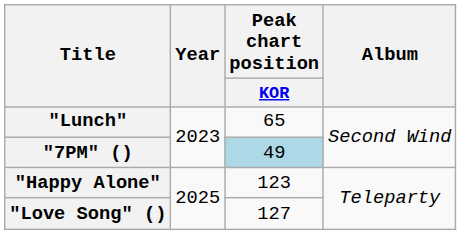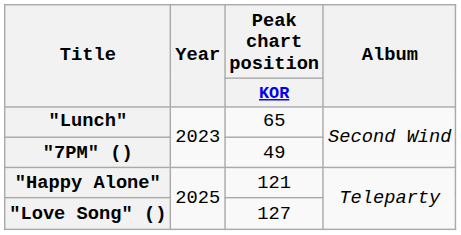(274, 153) lightblue background -> (274, 153) no background
(274, 183) 123 -> (274, 183) 121
